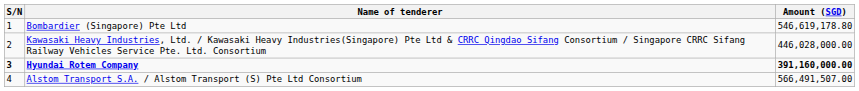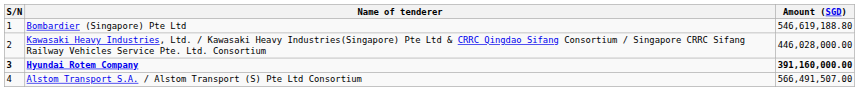(815, 26) 546,619,178.80 -> (815, 26) 546,619,188.80
